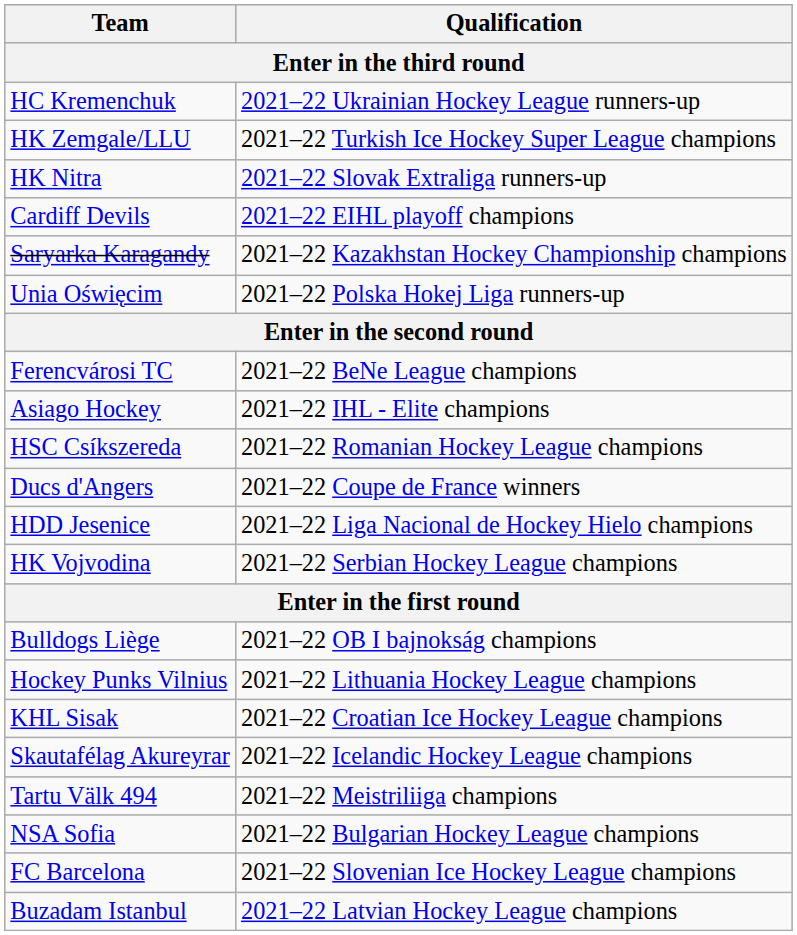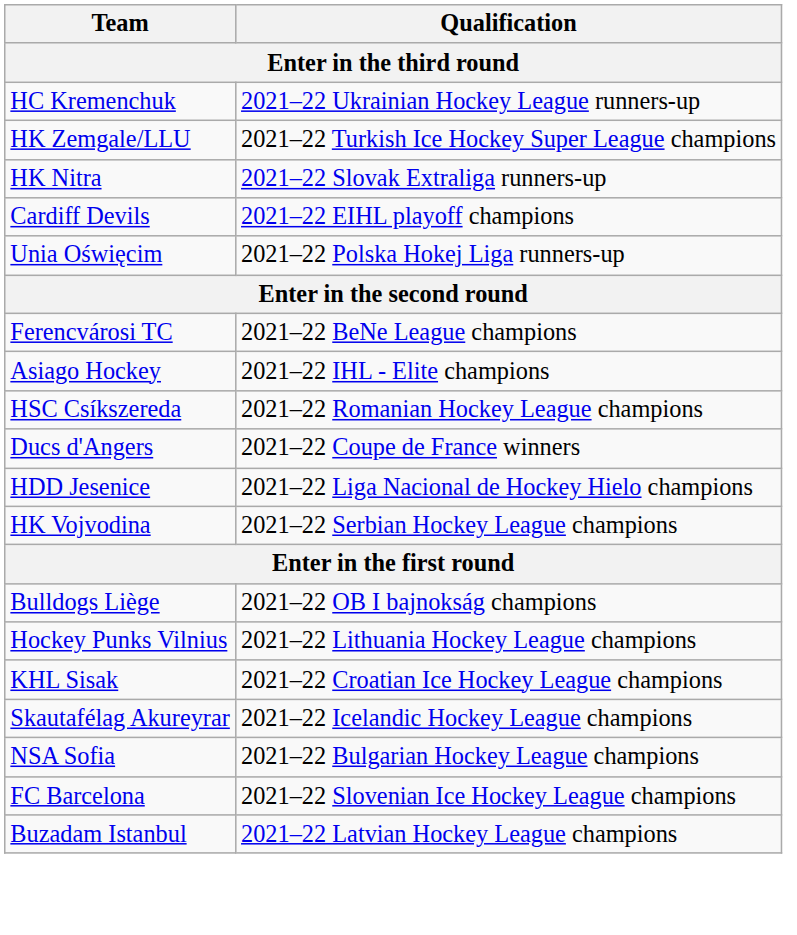- row: (110, 255)
- row: (84, 795)
